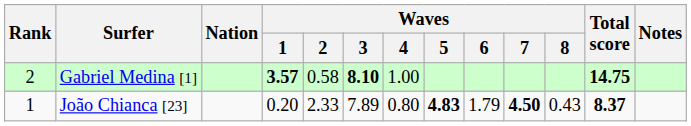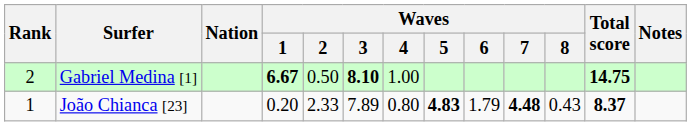(283, 76) 3.57 -> (283, 76) 6.67
(323, 76) 0.58 -> (323, 76) 0.50
(524, 105) 4.50 -> (524, 105) 4.48
